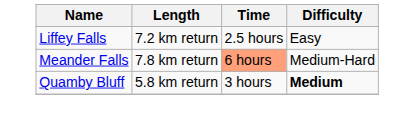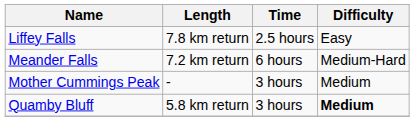(177, 37) 7.2 km return -> (207, 37) 7.8 km return
(177, 60) 7.8 km return -> (207, 60) 7.2 km return
(248, 60) lightsalmon background -> (279, 60) no background
+ row: (84, 82)
